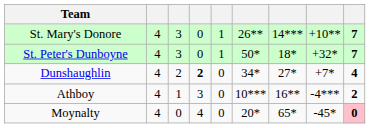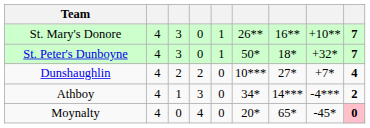(287, 34) 14*** -> (287, 34) 16**
(200, 73) bold -> (200, 73) normal
(251, 73) 34* -> (251, 73) 10***
(251, 93) 10*** -> (251, 93) 34*
(287, 93) 16** -> (287, 93) 14***
